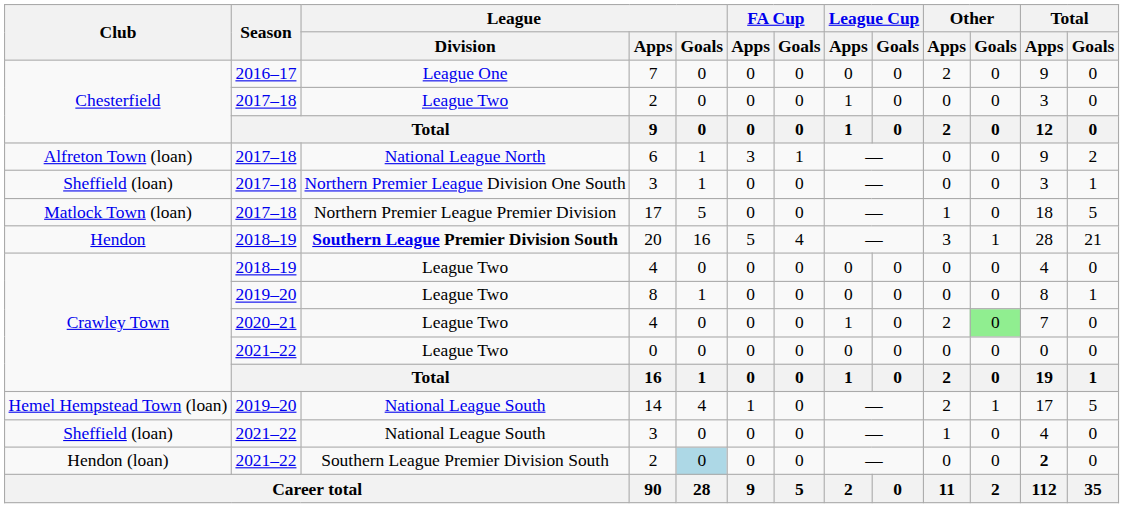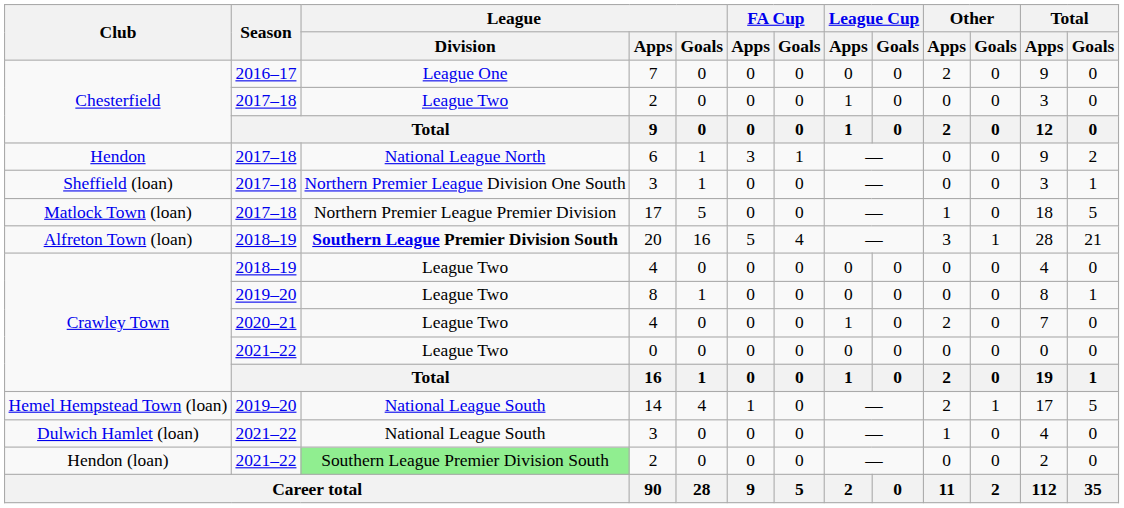(118, 156) Alfreton Town (loan) -> (118, 156) Hendon
(118, 239) Hendon -> (118, 239) Alfreton Town (loan)
(995, 322) lightgreen background -> (995, 322) no background
(118, 433) Sheffield (loan) -> (118, 433) Dulwich Hamlet (loan)
(465, 460) no background -> (465, 460) lightgreen background
(702, 460) lightblue background -> (702, 460) no background
(1044, 460) bold -> (1044, 460) normal
